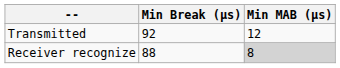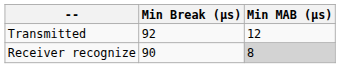(149, 53) 88 -> (149, 53) 90
